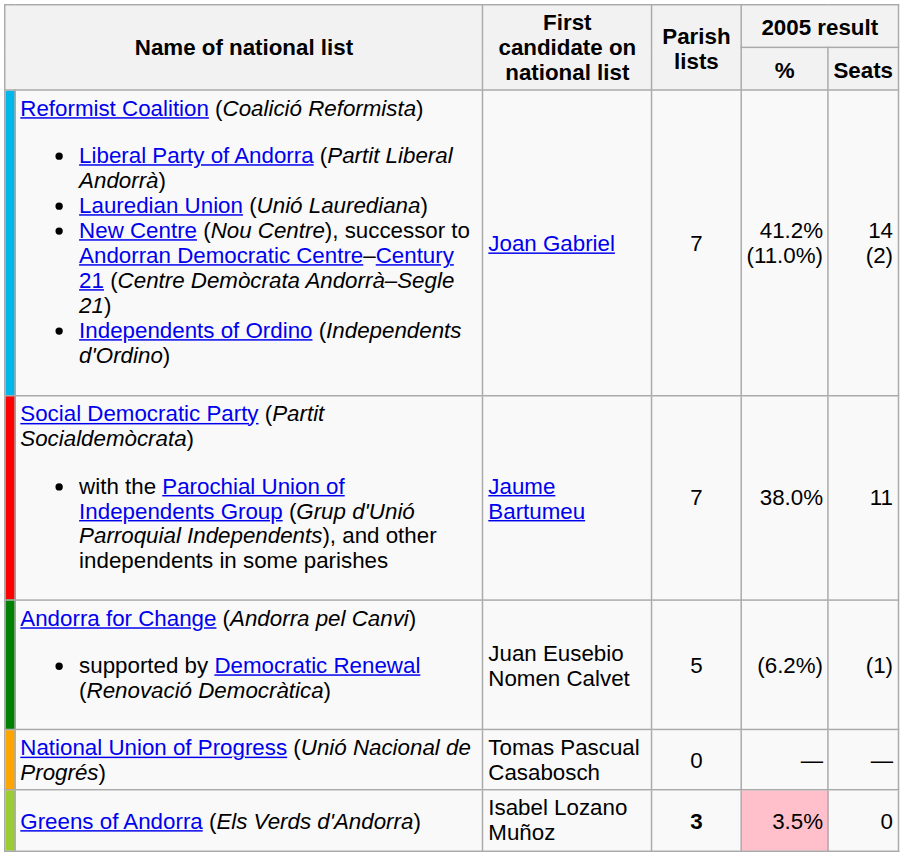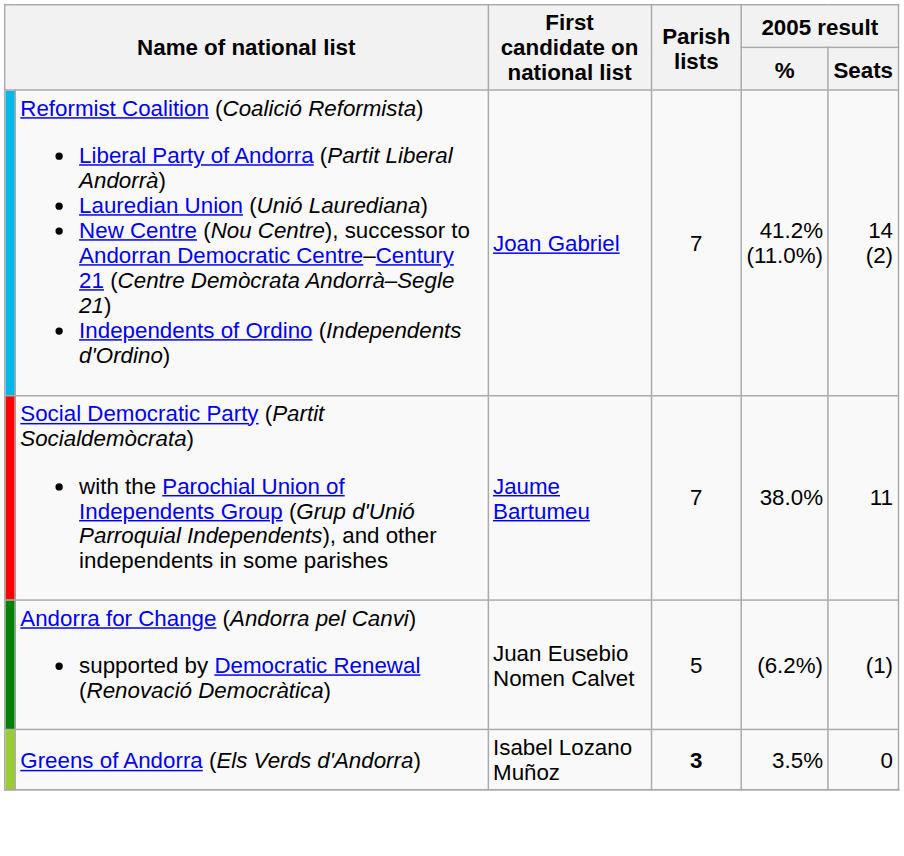- row: (246, 760)
(798, 821) pink background -> (798, 760) no background
